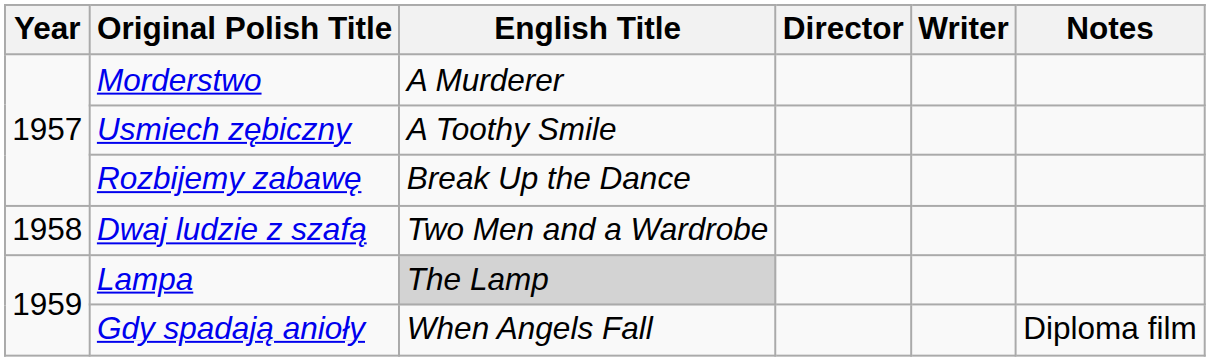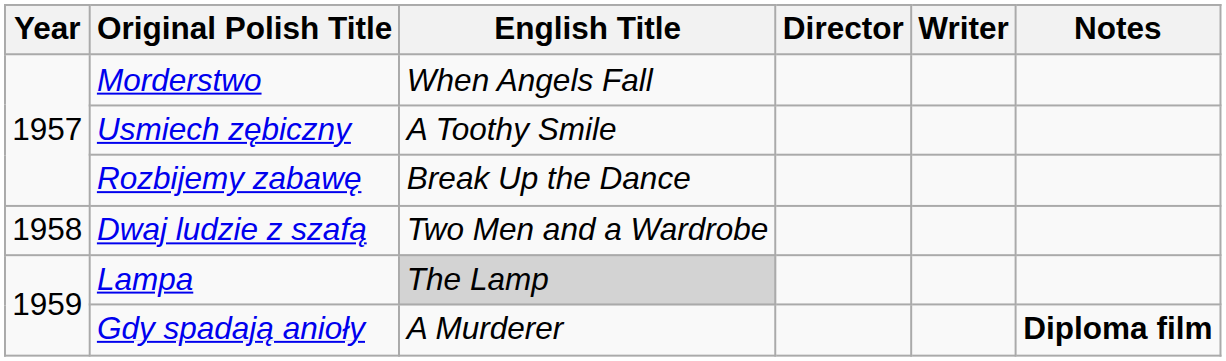(485, 79) A Murderer -> (530, 79) When Angels Fall
(530, 329) When Angels Fall -> (485, 329) A Murderer
(1110, 329) normal -> (1118, 329) bold
